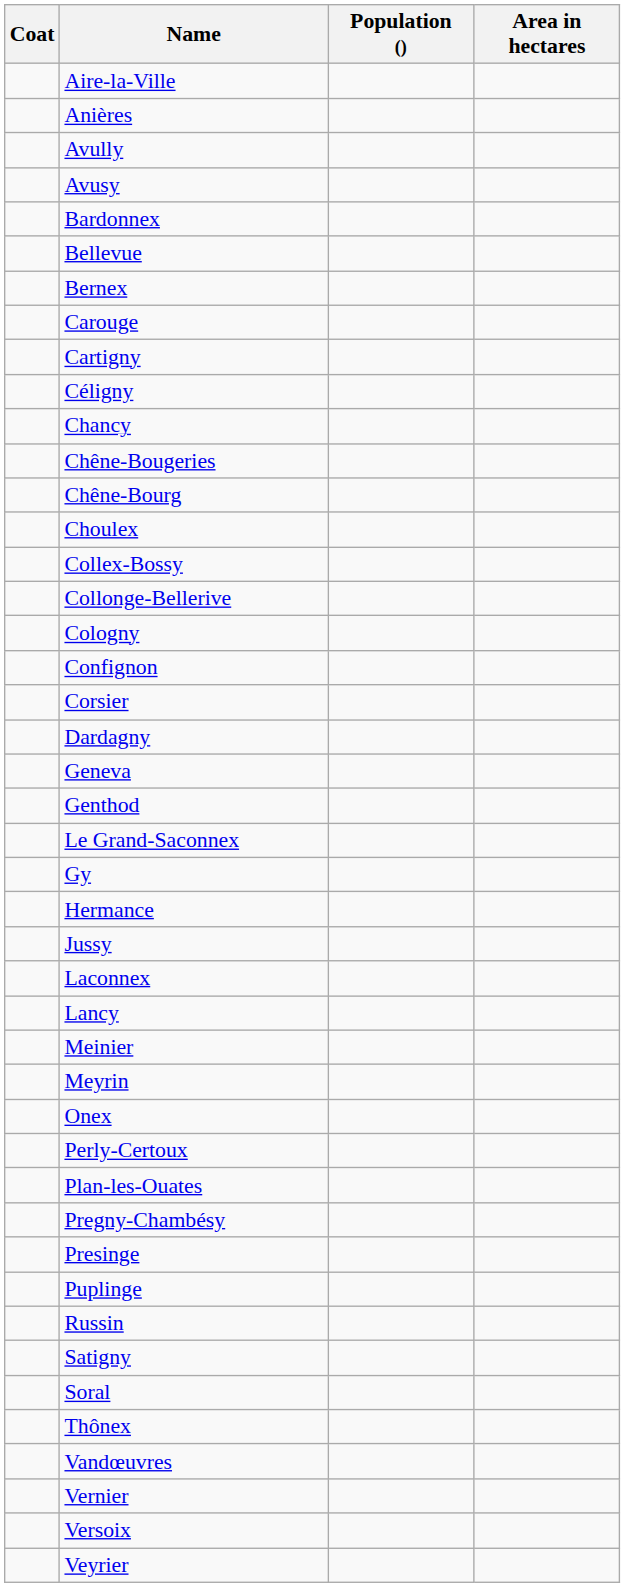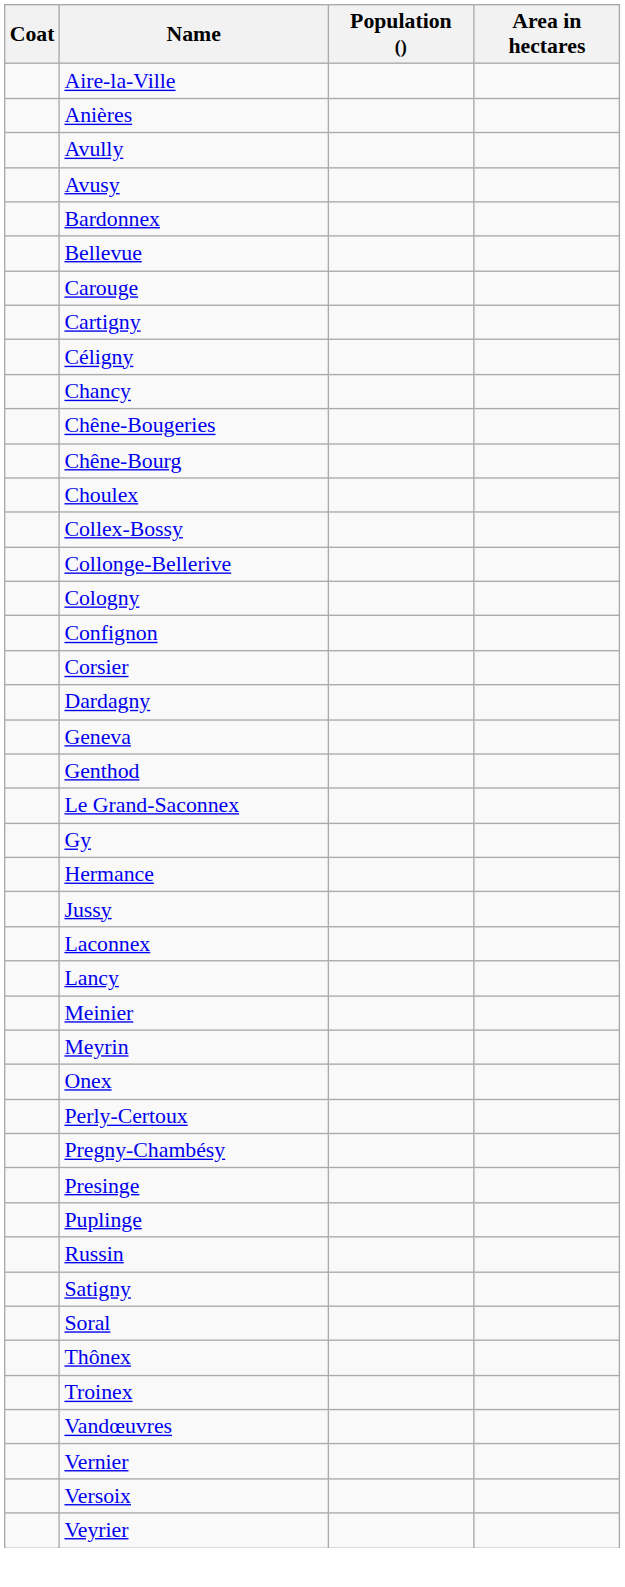- row: (96, 287)
- row: (133, 1185)
+ row: (99, 1392)
